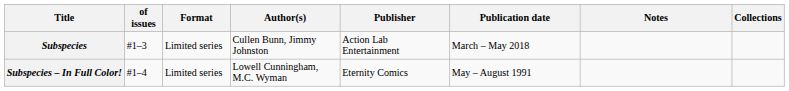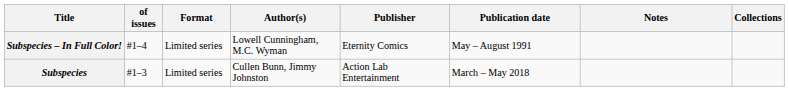rows swapped: (64, 72) <-> (64, 45)
